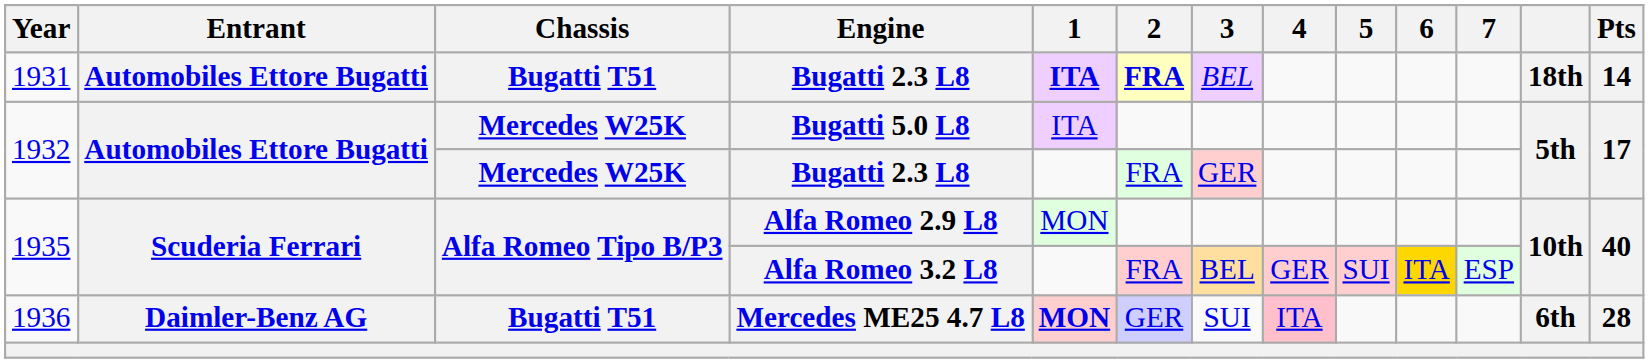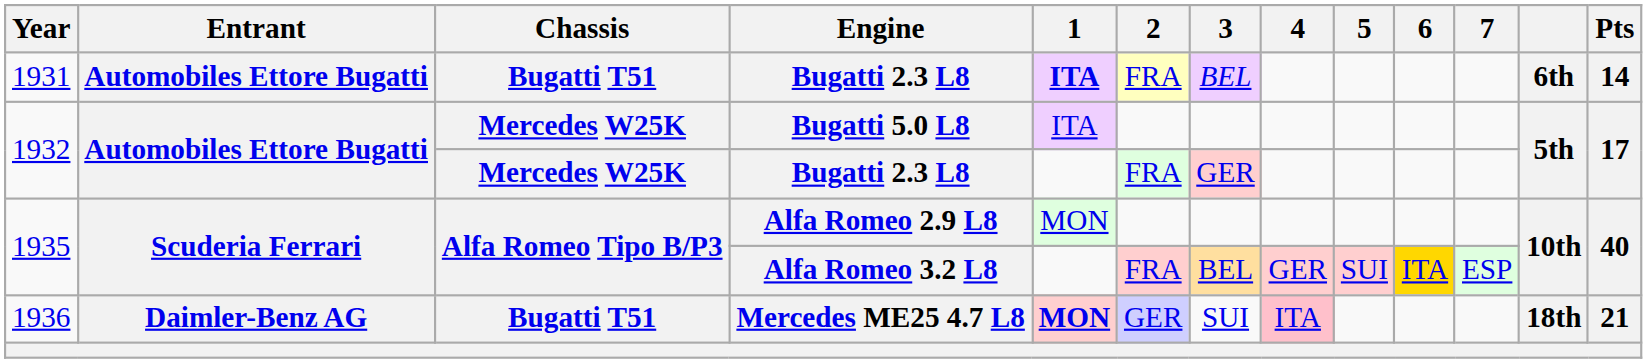(1154, 76) bold -> (1153, 76) normal
(1555, 76) 18th -> (1554, 76) 6th
(1555, 317) 6th -> (1554, 317) 18th
(1616, 317) 28 -> (1615, 317) 21
